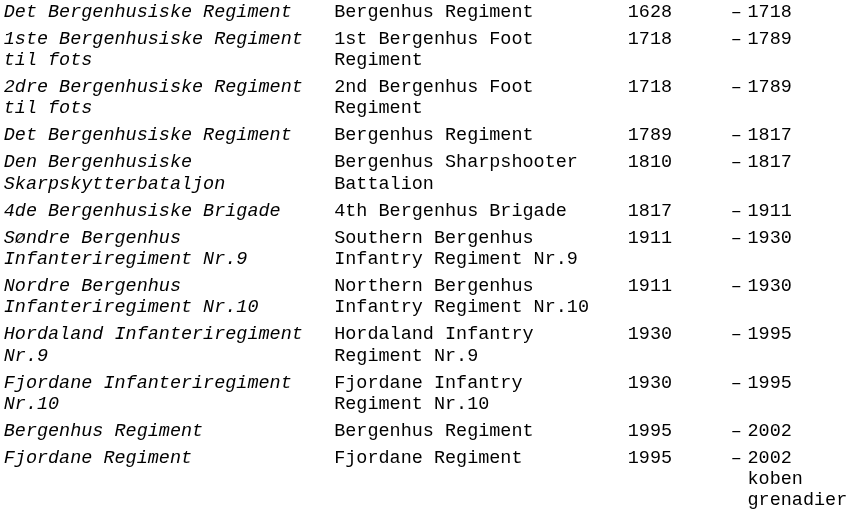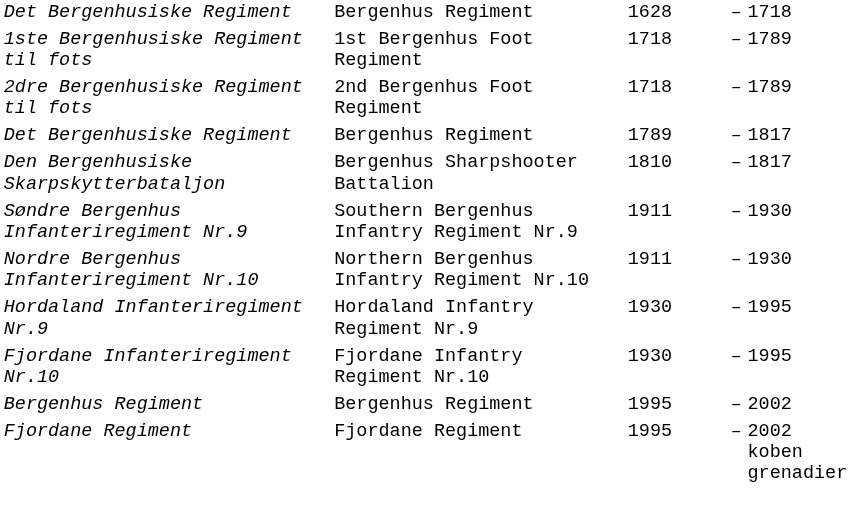- row: (142, 211)
